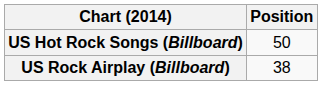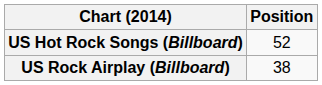(282, 42) 50 -> (282, 42) 52
